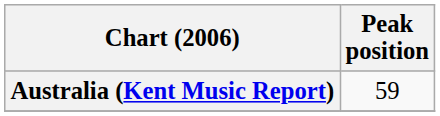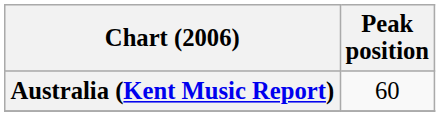(387, 90) 59 -> (387, 90) 60
